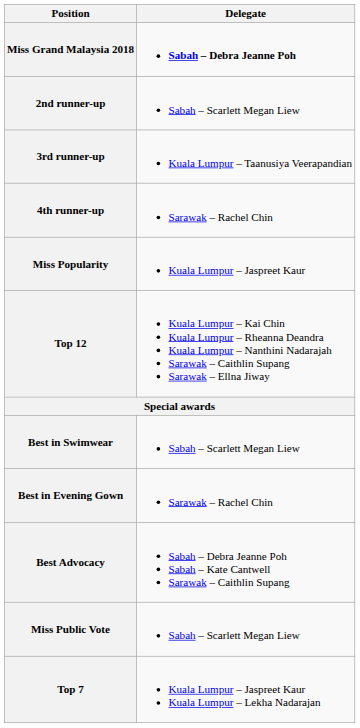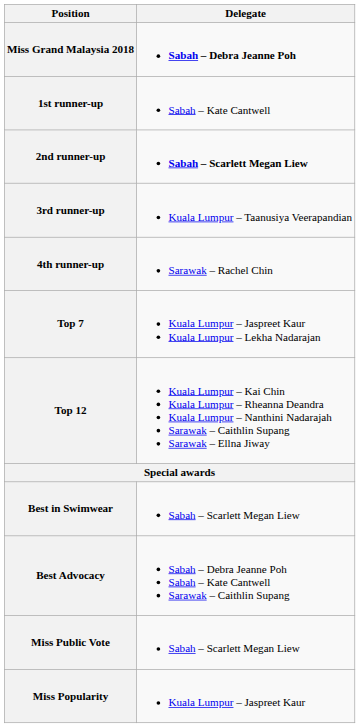+ row: (71, 103)
(246, 110) normal -> (246, 163) bold
rows swapped: (71, 689) <-> (71, 264)
- row: (71, 495)
